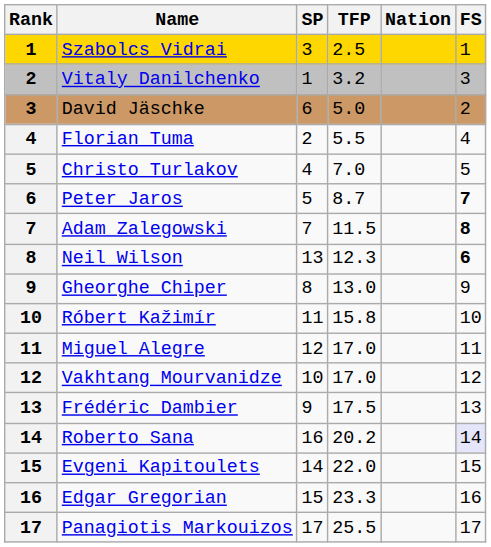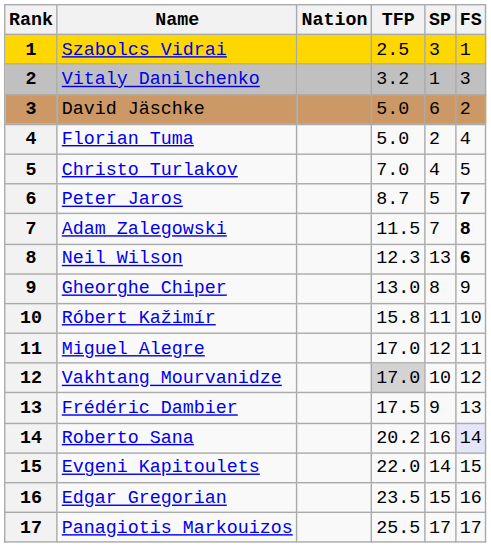columns swapped: (418, 20) <-> (313, 20)
(349, 139) 5.5 -> (393, 139) 5.0
(354, 378) no background -> (398, 378) lightgrey background
(354, 498) 23.3 -> (398, 498) 23.5
